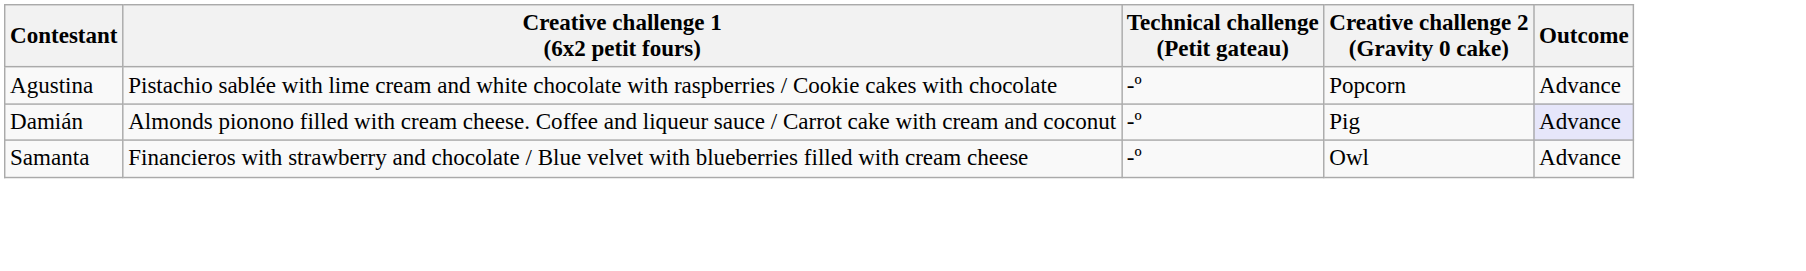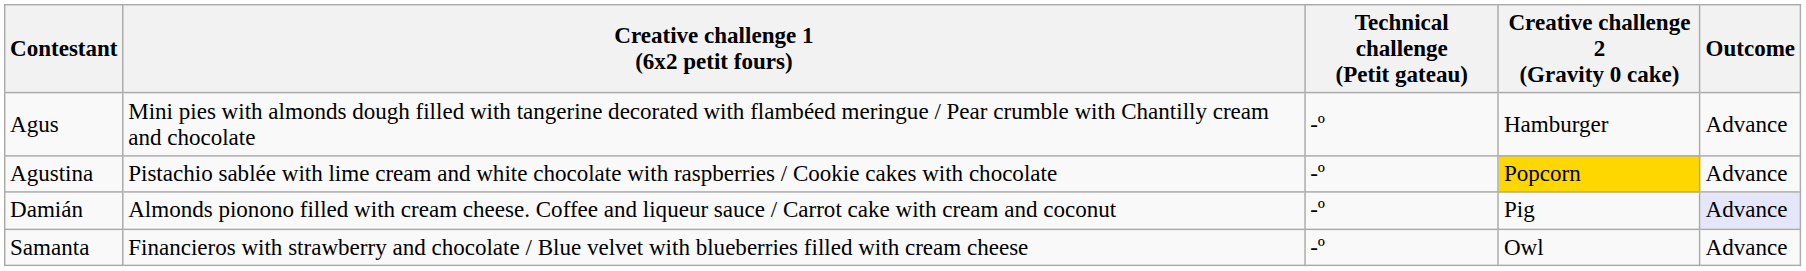+ row: (34, 124)
(1368, 85) no background -> (1542, 173) gold background
